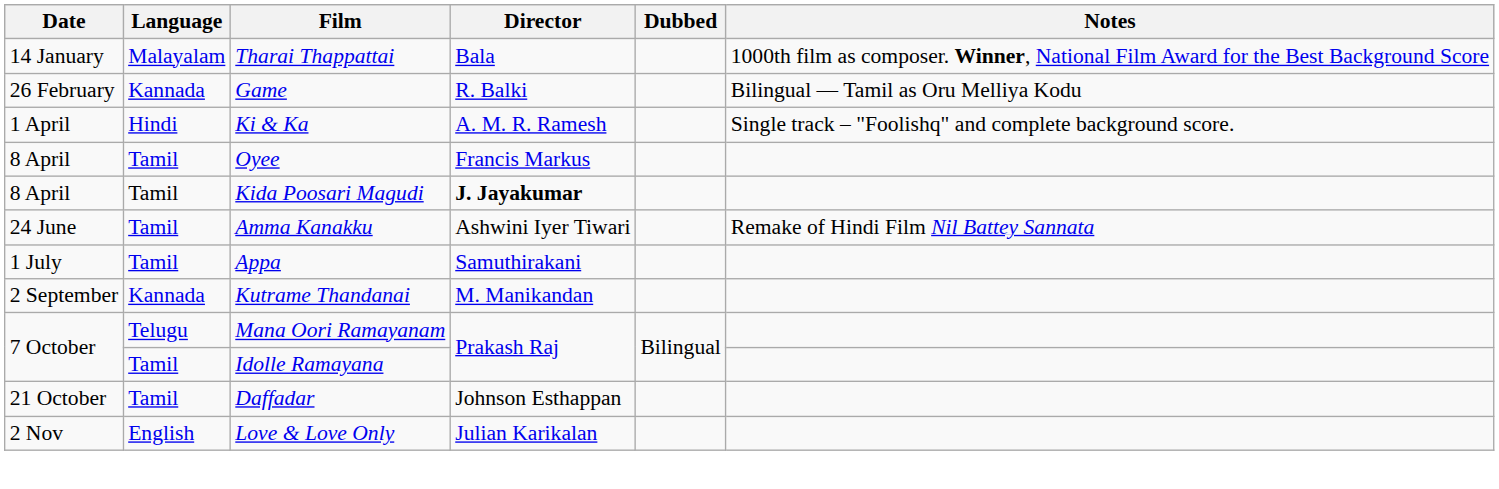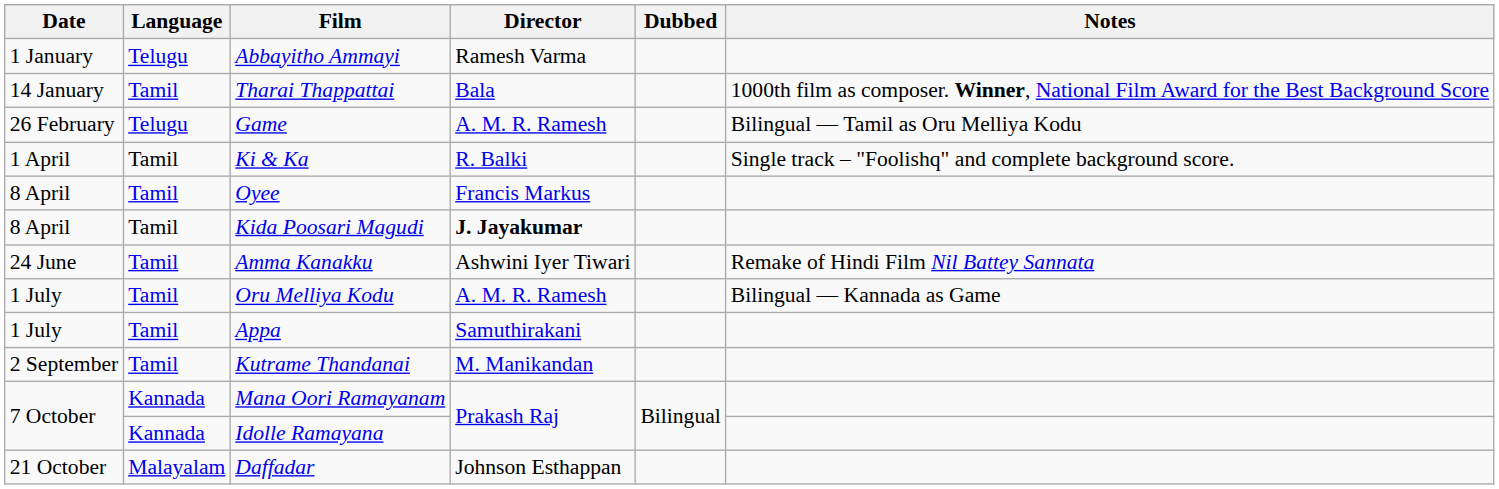+ row: (318, 55)
(177, 55) Malayalam -> (153, 90) Tamil
(167, 90) Kannada -> (158, 124) Telugu
(491, 90) R. Balki -> (531, 124) A. M. R. Ramesh
(153, 124) Hindi -> (153, 158) Tamil
(531, 124) A. M. R. Ramesh -> (491, 158) R. Balki
+ row: (314, 295)
(167, 295) Kannada -> (153, 364) Tamil
(158, 329) Telugu -> (167, 398) Kannada
(153, 364) Tamil -> (167, 432) Kannada
(153, 398) Tamil -> (177, 466) Malayalam
- row: (315, 432)
